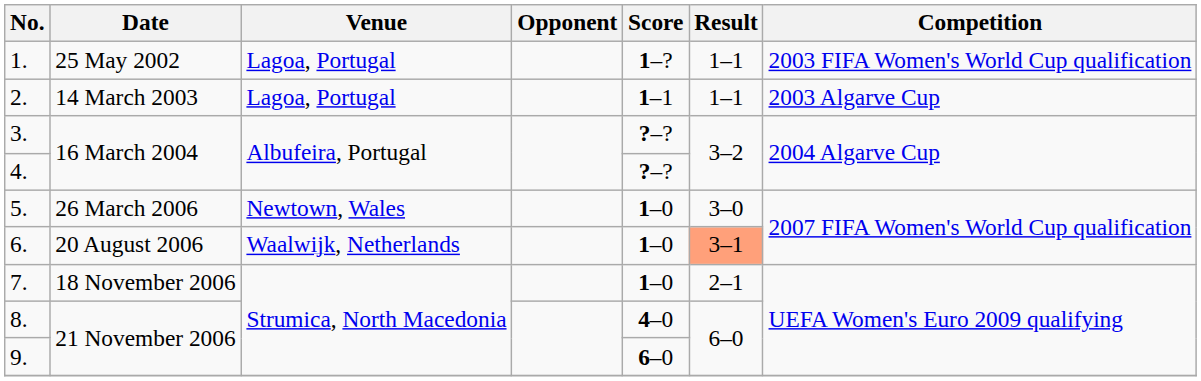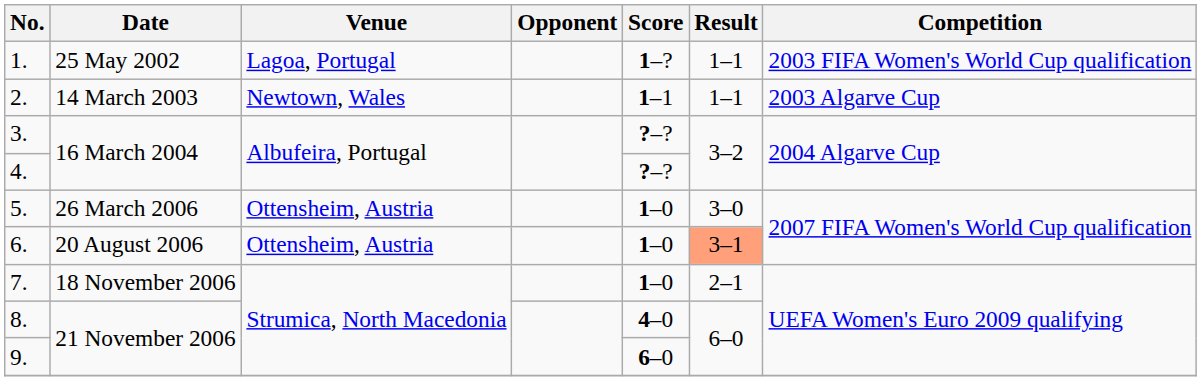(321, 97) Lagoa, Portugal -> (326, 97) Newtown, Wales
(326, 208) Newtown, Wales -> (340, 208) Ottensheim, Austria
(353, 245) Waalwijk, Netherlands -> (340, 245) Ottensheim, Austria
